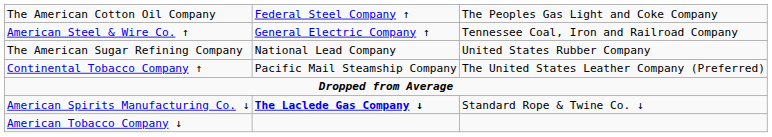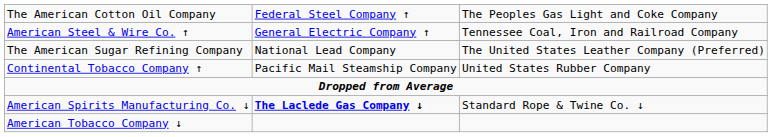(556, 50) United States Rubber Company -> (613, 50) The United States Leather Company (Preferred)
(613, 68) The United States Leather Company (Preferred) -> (556, 68) United States Rubber Company
